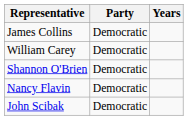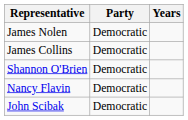+ row: (37, 32)
- row: (41, 50)
